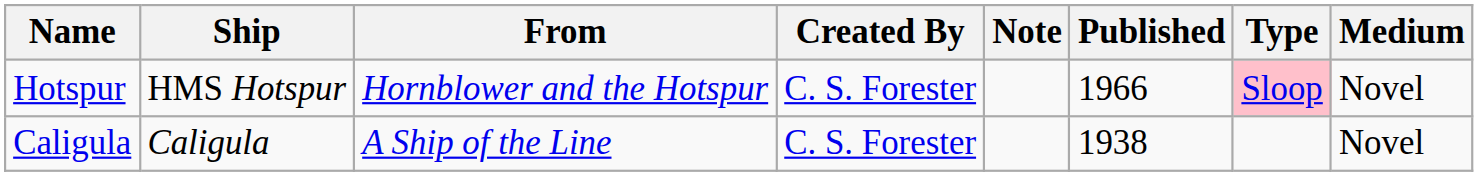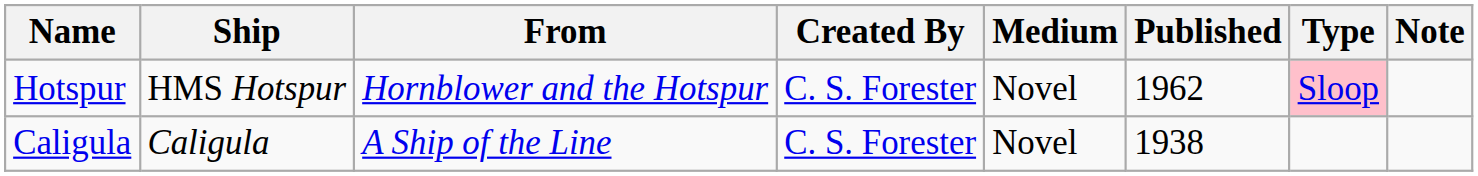columns swapped: (1402, 32) <-> (1027, 32)
(1113, 87) 1966 -> (1169, 87) 1962
